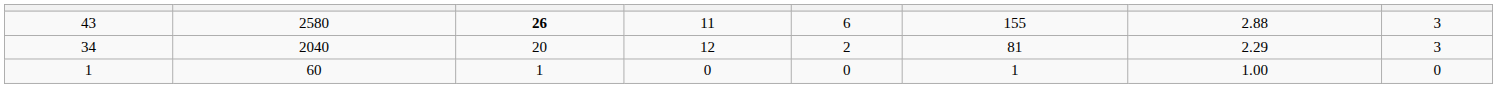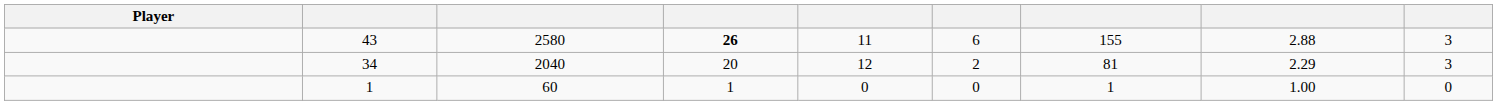+ column: (153, 16)
